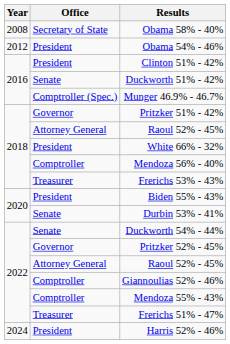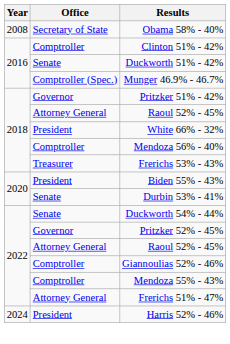- row: (17, 46)
(52, 63) President -> (59, 46) Comptroller
(53, 314) Treasurer -> (70, 297) Attorney General
